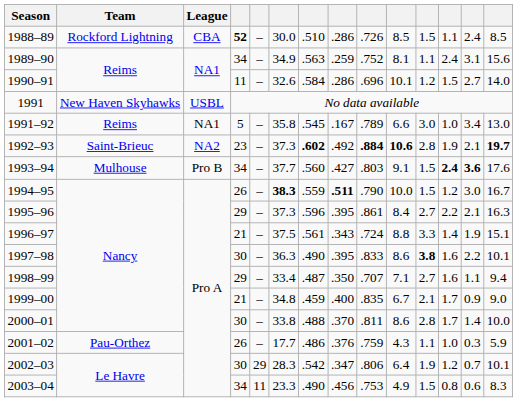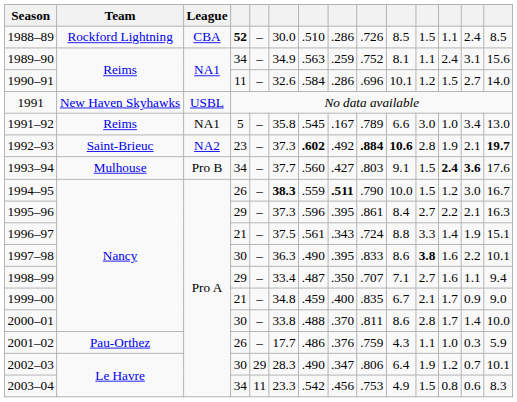(313, 364) .542 -> (313, 364) .490
(313, 386) .490 -> (313, 386) .542
